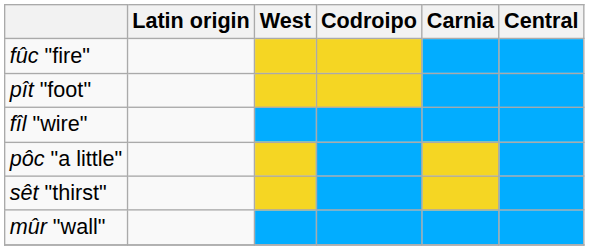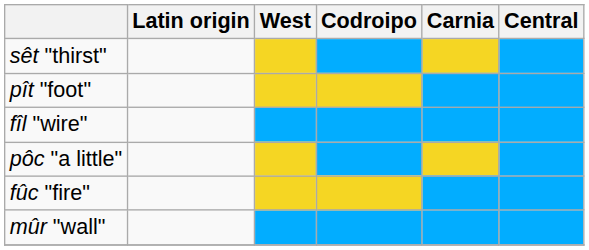rows swapped: (58, 192) <-> (50, 55)
